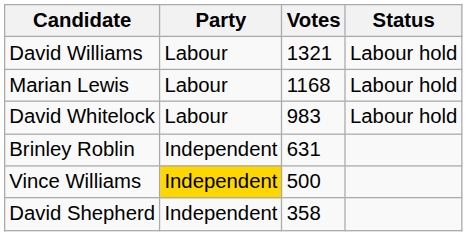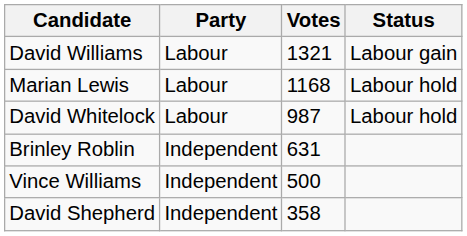(404, 52) Labour hold -> (404, 52) Labour gain
(304, 117) 983 -> (304, 117) 987
(221, 181) gold background -> (221, 181) no background
